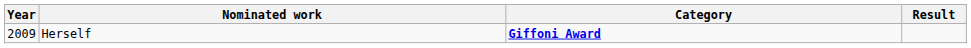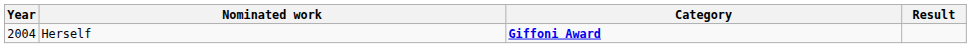(22, 33) 2009 -> (22, 33) 2004
